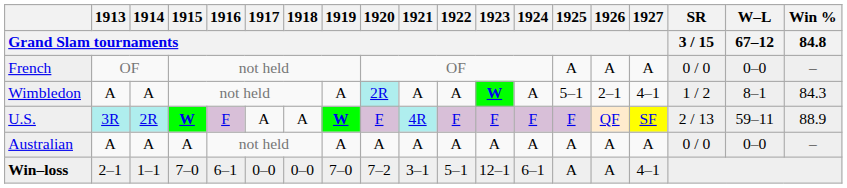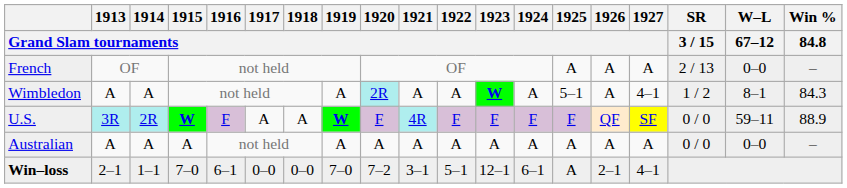(696, 67) 0 / 0 -> (696, 67) 2 / 13
(610, 93) 2–1 -> (610, 93) A
(696, 118) 2 / 13 -> (696, 118) 0 / 0
(610, 169) A -> (610, 169) 2–1
